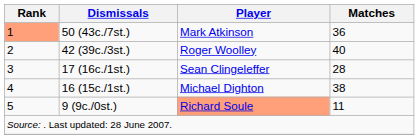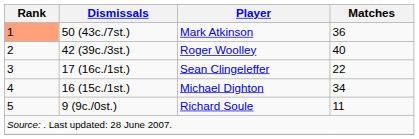(339, 69) 28 -> (339, 69) 22
(339, 87) 38 -> (339, 87) 34
(217, 106) lightsalmon background -> (217, 106) no background
